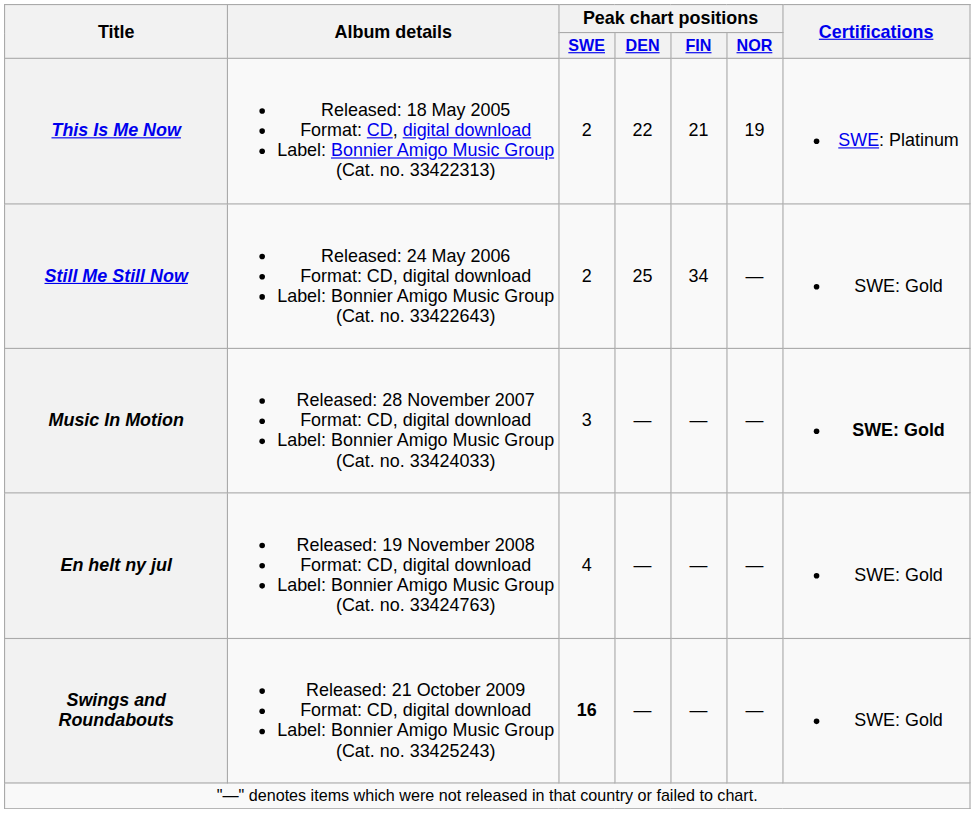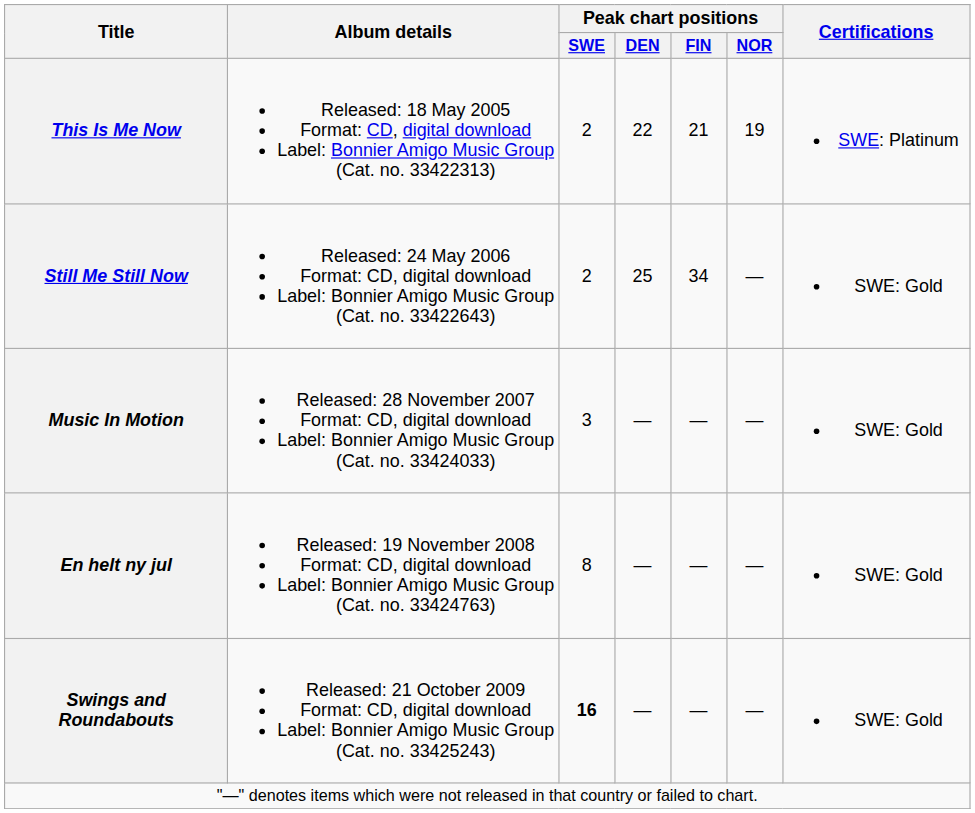(876, 431) bold -> (876, 431) normal
(587, 565) 4 -> (587, 565) 8
